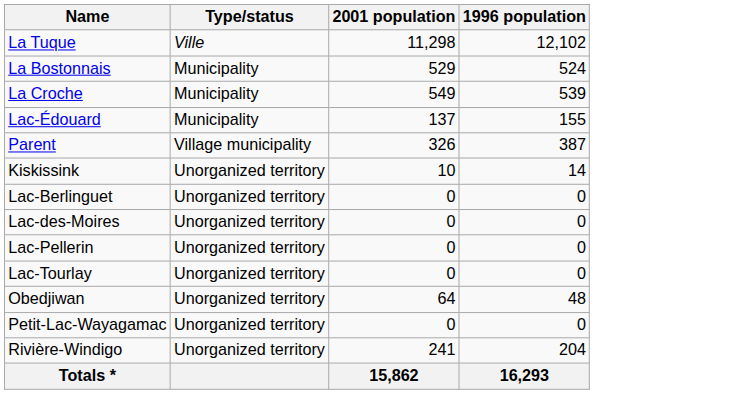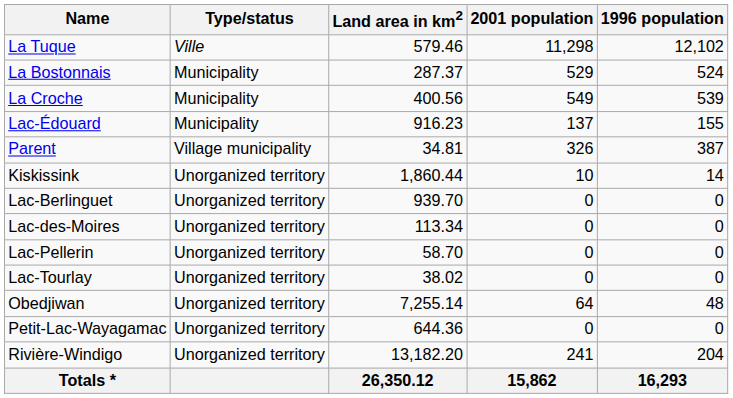+ column: (398, 19)
